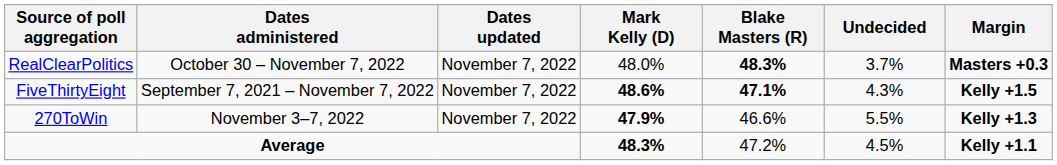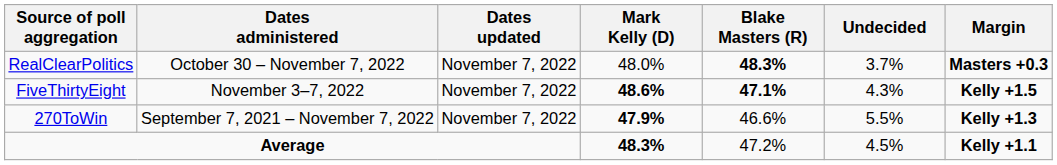(287, 91) September 7, 2021 – November 7, 2022 -> (287, 91) November 3–7, 2022
(287, 119) November 3–7, 2022 -> (287, 119) September 7, 2021 – November 7, 2022
